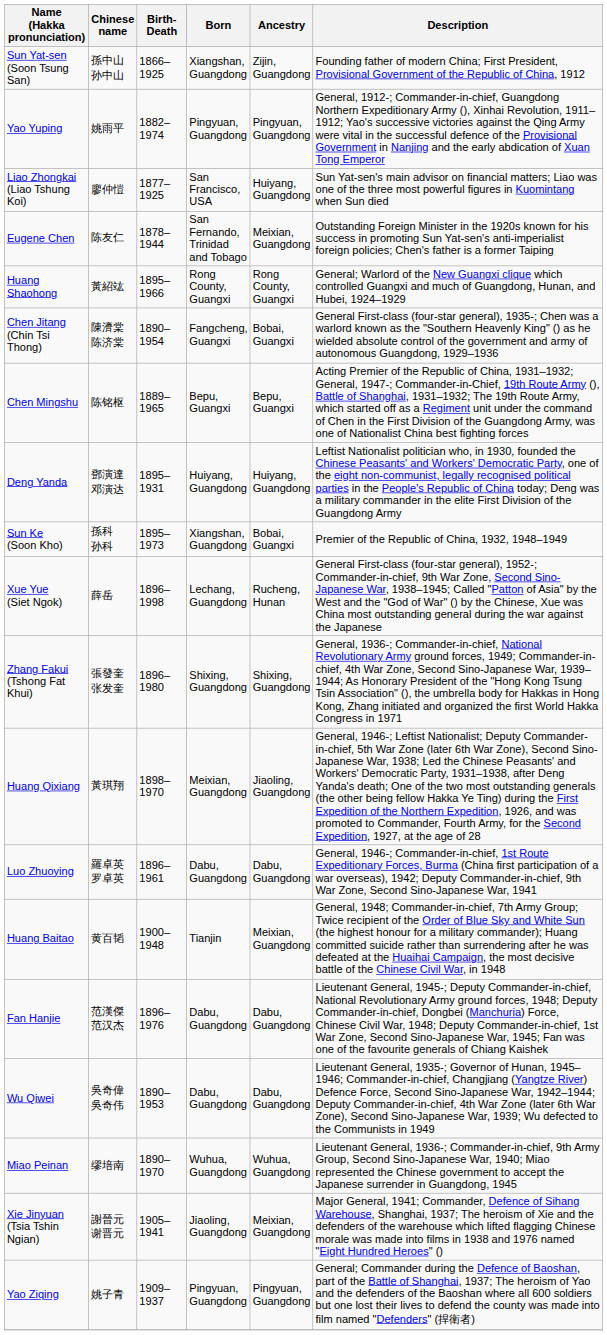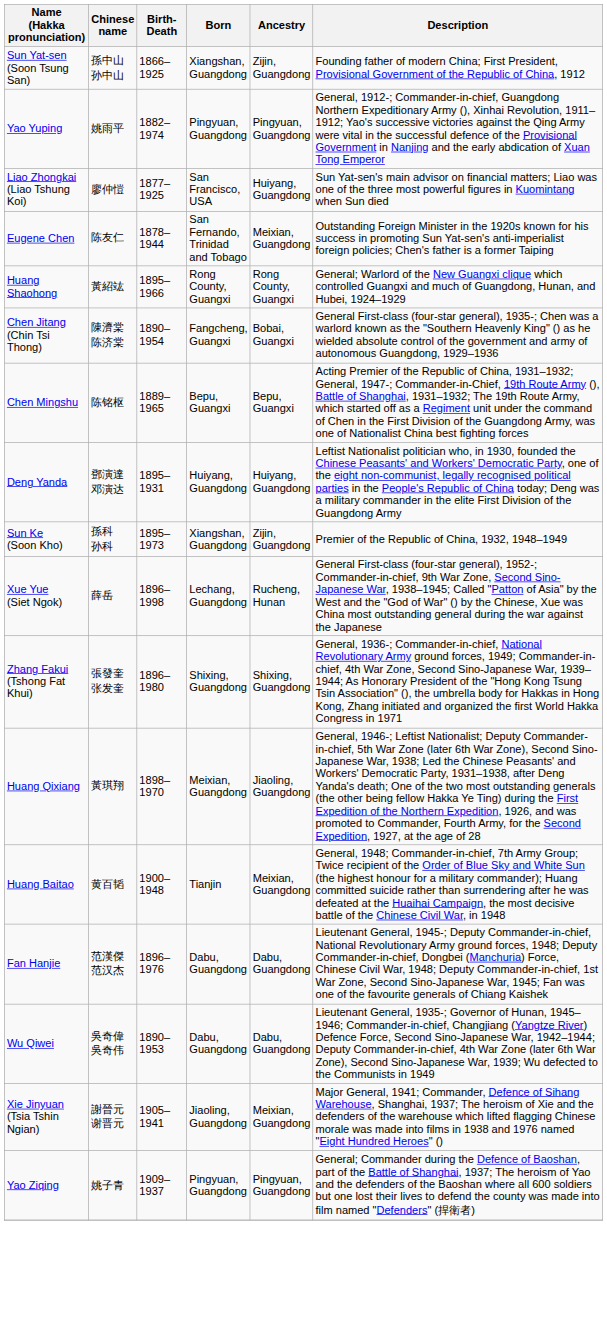(273, 539) Bobai, Guangxi -> (282, 539) Zijin, Guangdong
- row: (40, 872)
- row: (38, 1165)
